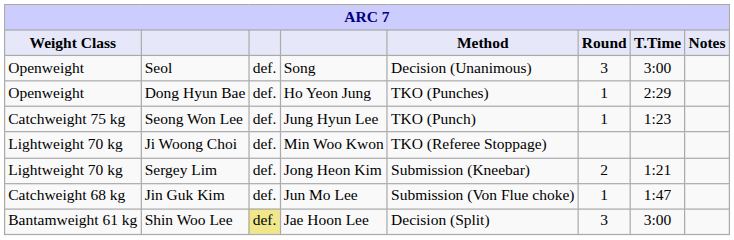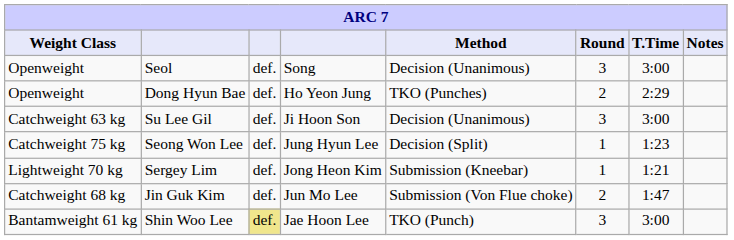(604, 93) 1 -> (602, 93) 2
+ row: (178, 119)
(433, 119) TKO (Punch) -> (438, 144) Decision (Split)
- row: (191, 144)
(604, 170) 2 -> (602, 170) 1
(604, 195) 1 -> (602, 195) 2
(440, 221) Decision (Split) -> (432, 221) TKO (Punch)
